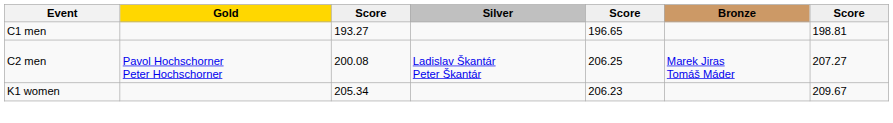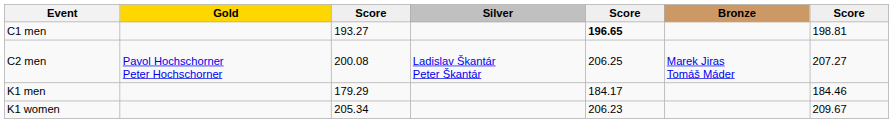(605, 31) normal -> (605, 31) bold
+ row: (26, 91)
